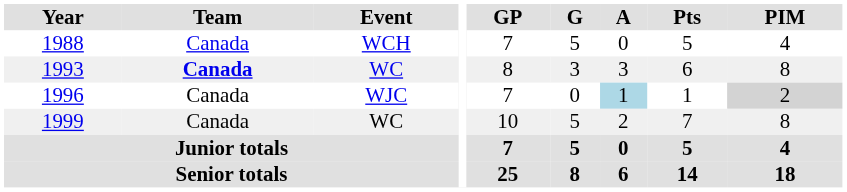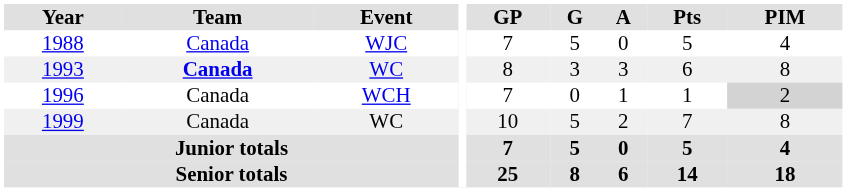(386, 43) WCH -> (386, 43) WJC
(386, 95) WJC -> (386, 95) WCH
(623, 95) lightblue background -> (623, 95) no background
